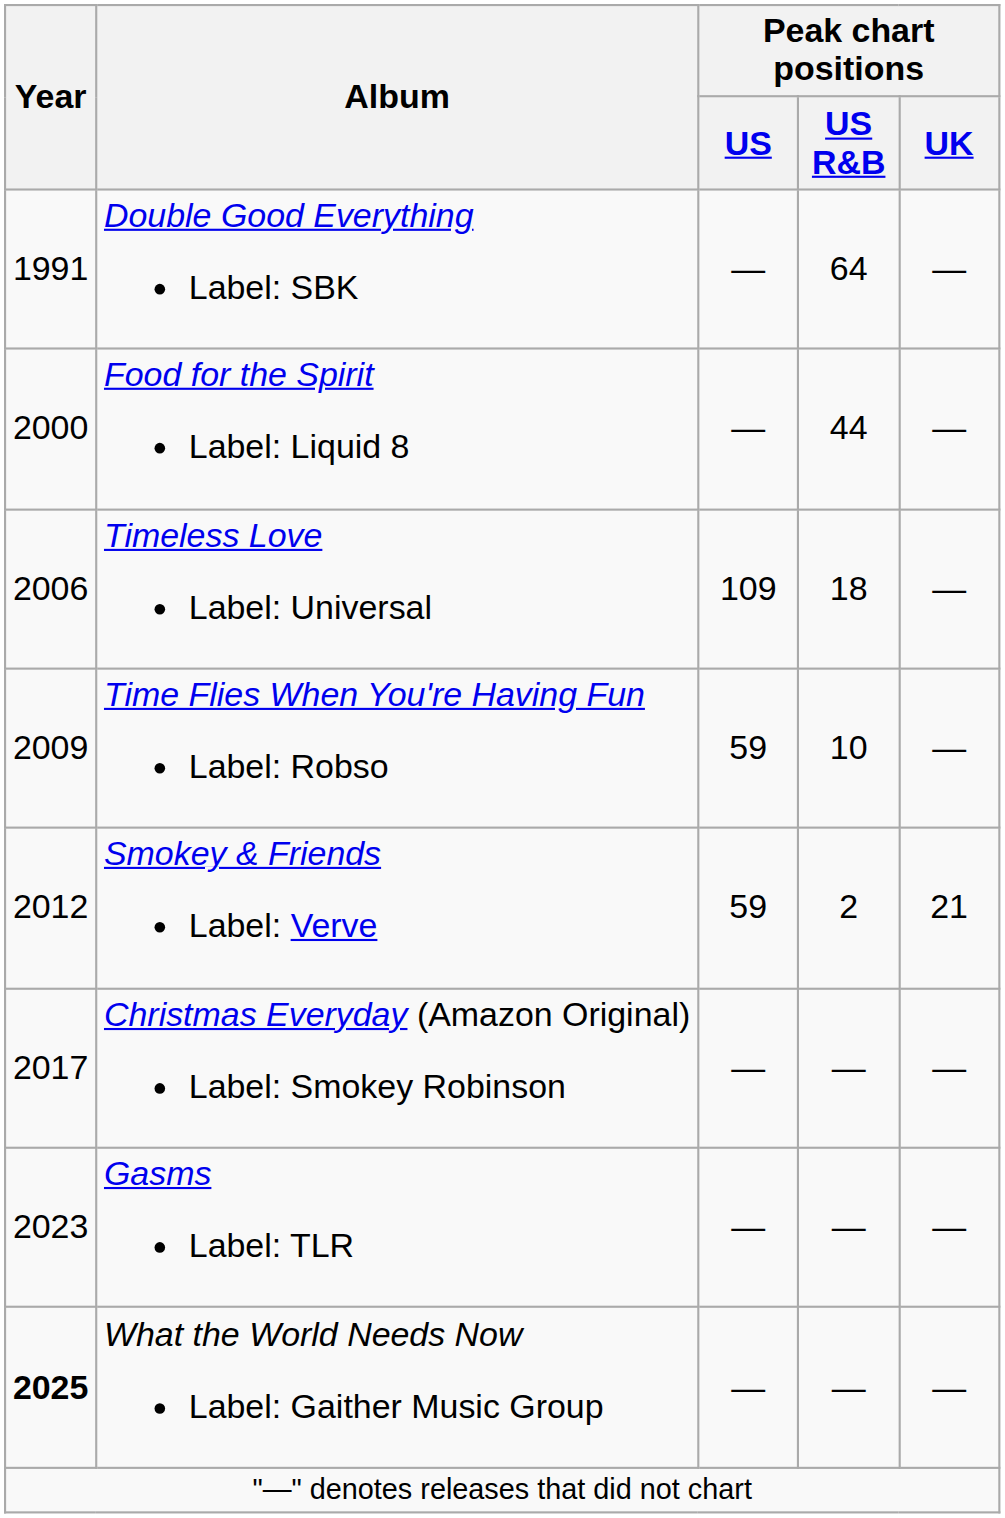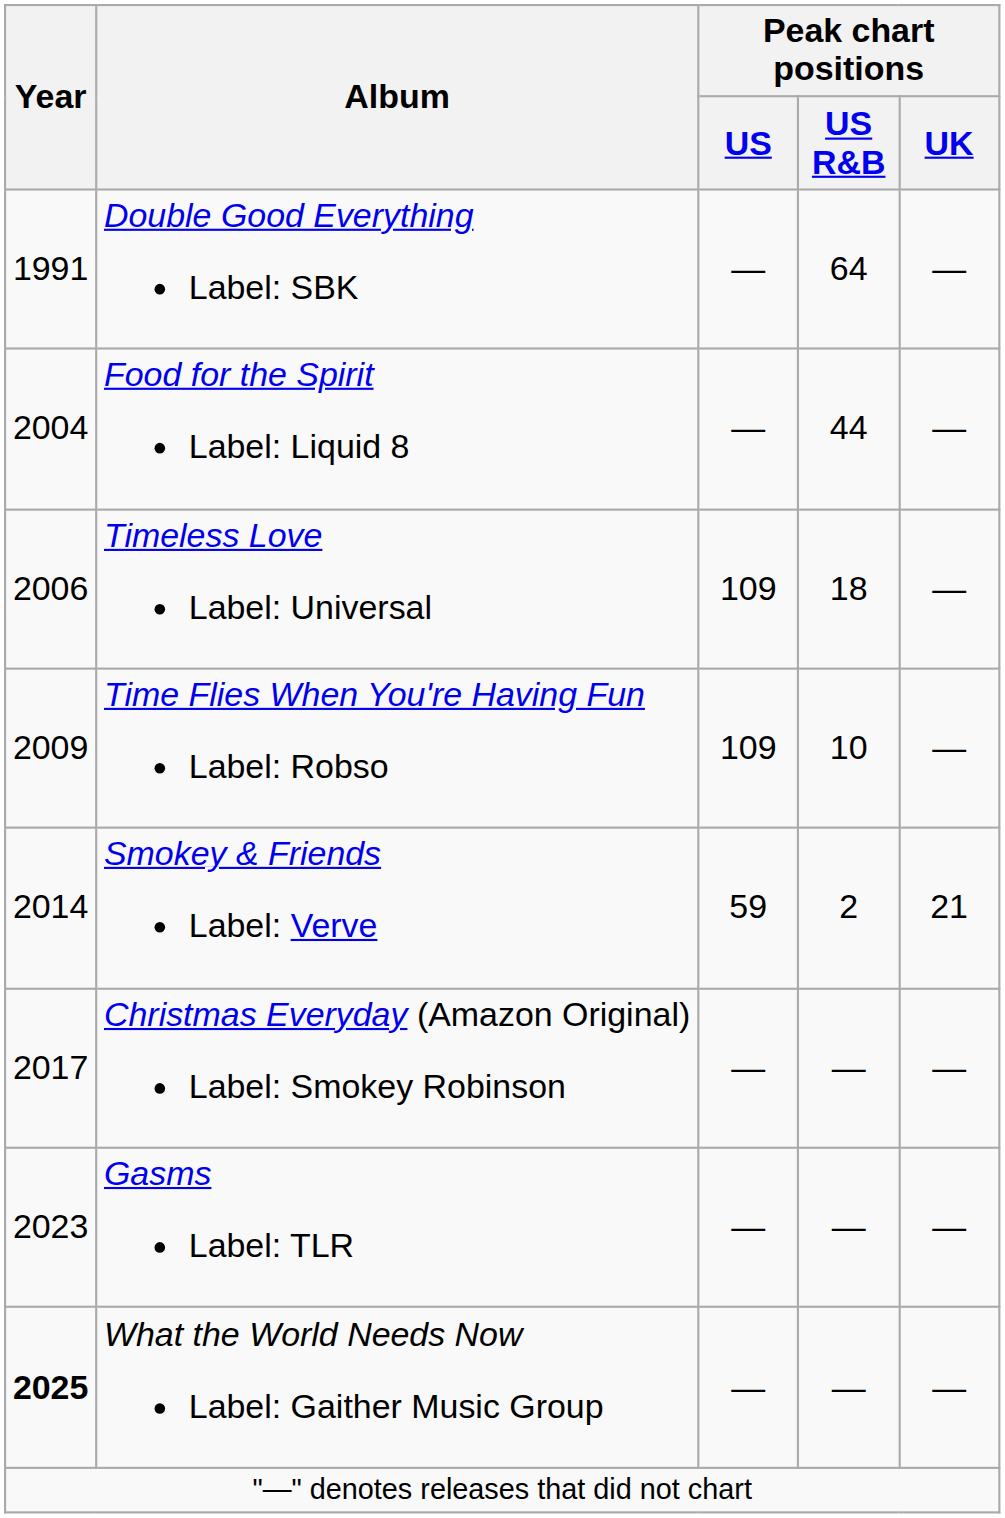(51, 428) 2000 -> (51, 428) 2004
(748, 747) 59 -> (748, 747) 109
(51, 907) 2012 -> (51, 907) 2014
